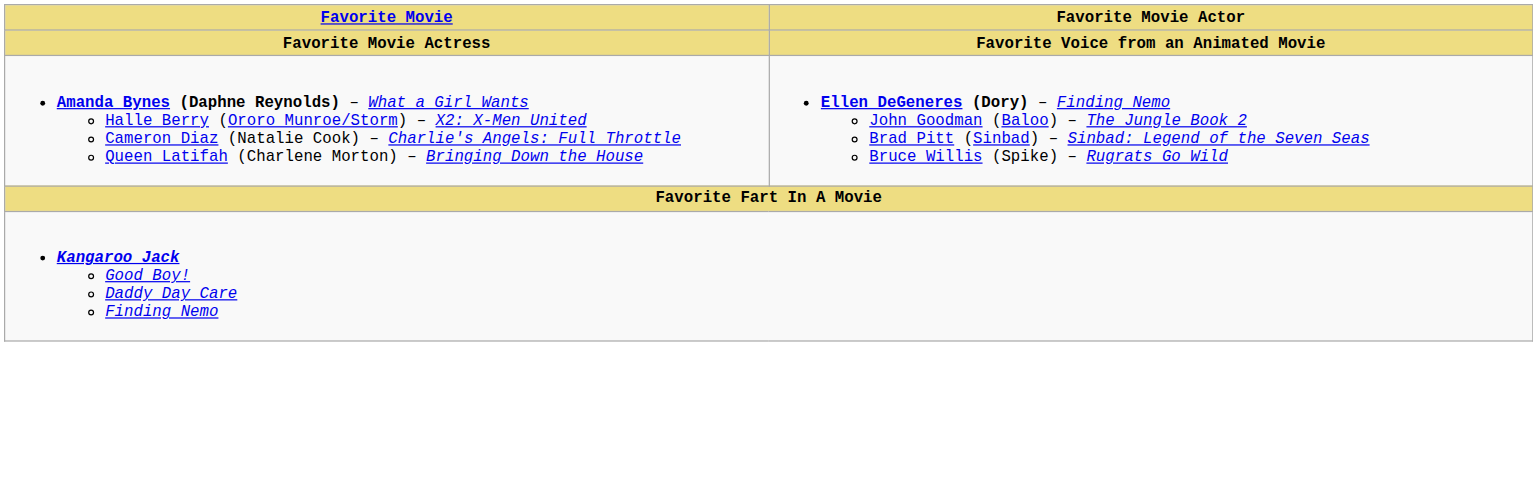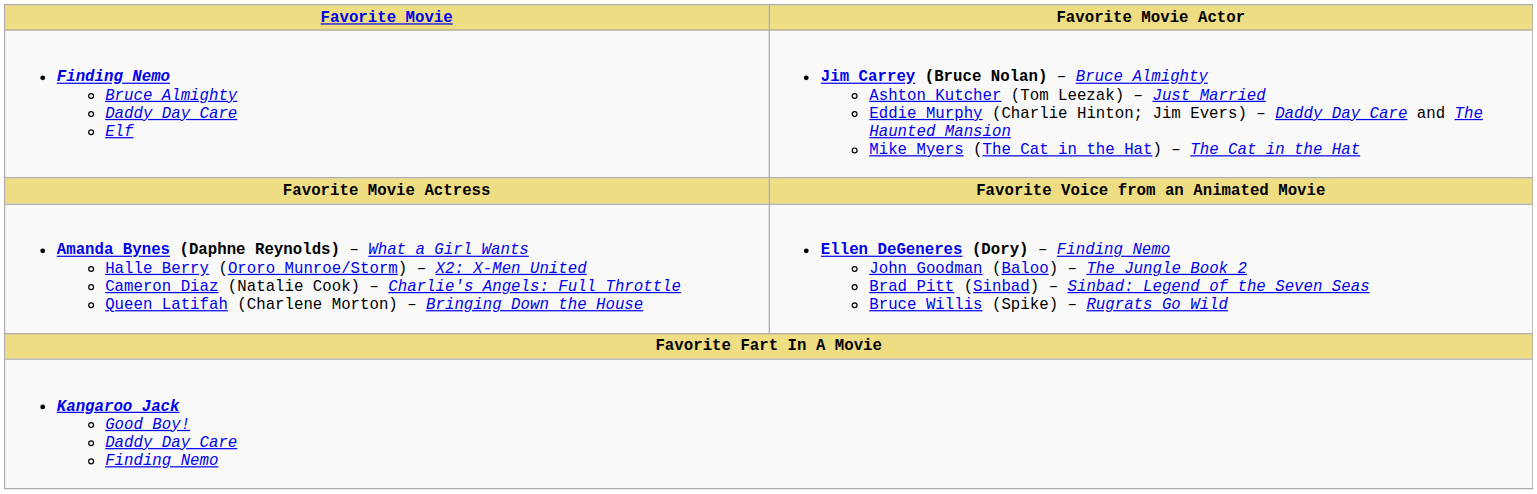+ row: (387, 104)
